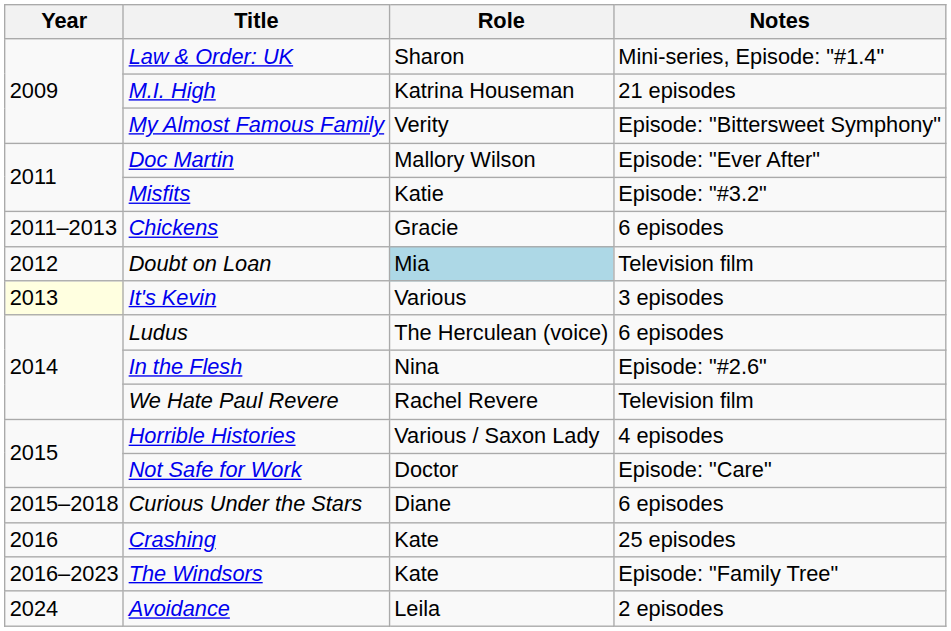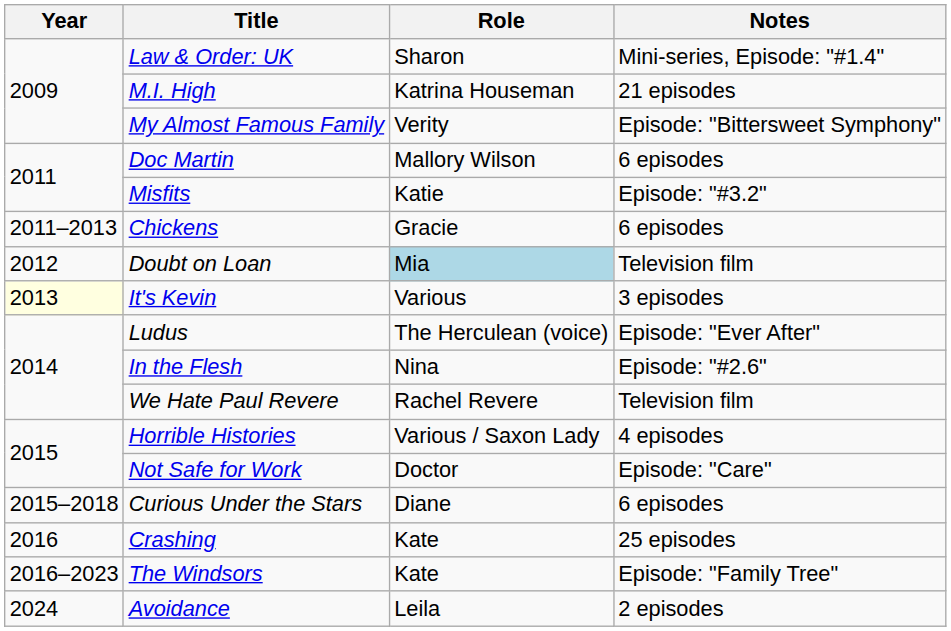(719, 159) Episode: "Ever After" -> (671, 159) 6 episodes
(671, 332) 6 episodes -> (719, 332) Episode: "Ever After"
